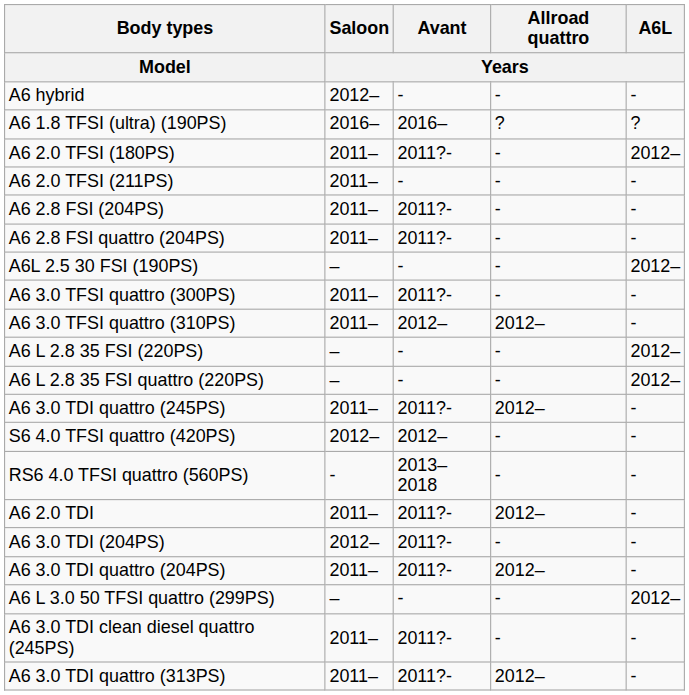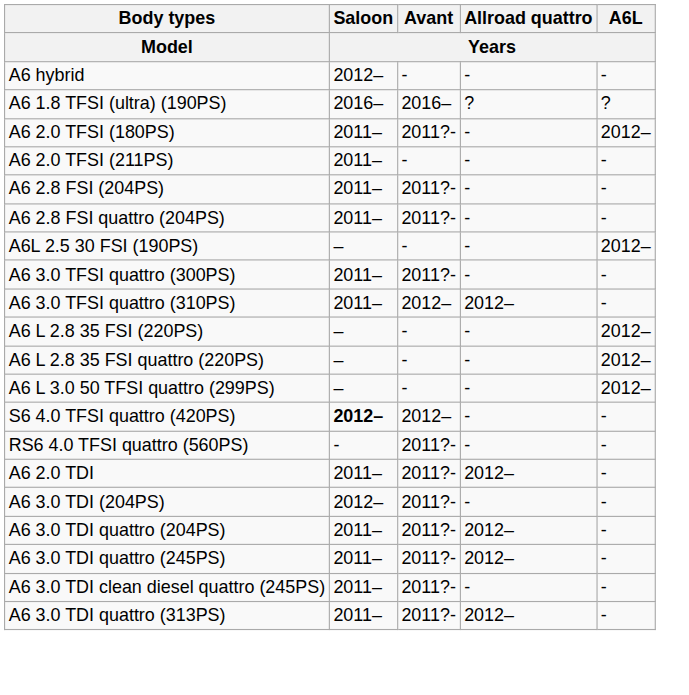rows swapped: (142, 599) <-> (117, 408)
(354, 436) normal -> (358, 416) bold
(422, 475) 2013–2018 -> (429, 445) 2011?-
